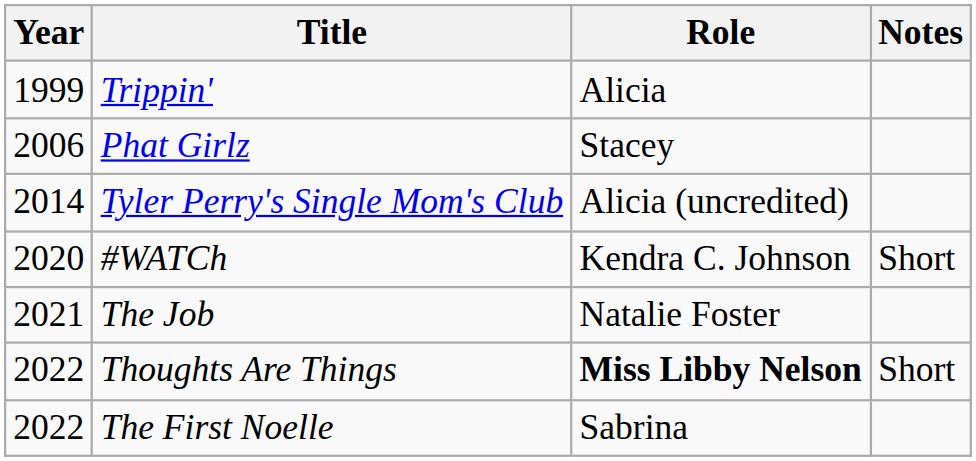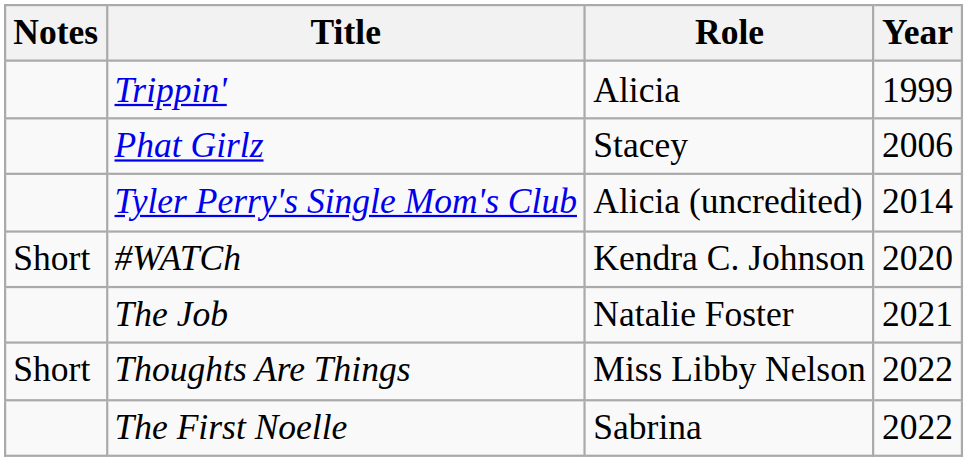columns swapped: (49, 32) <-> (921, 32)
(721, 370) bold -> (730, 370) normal
